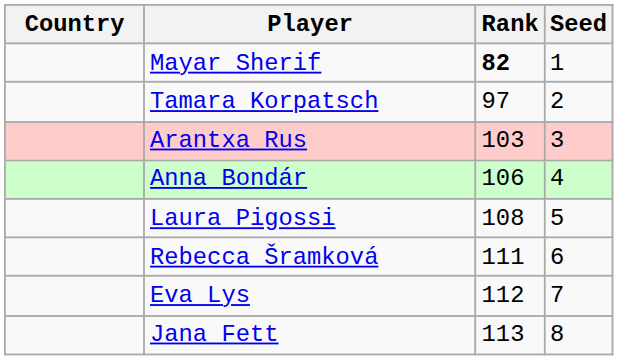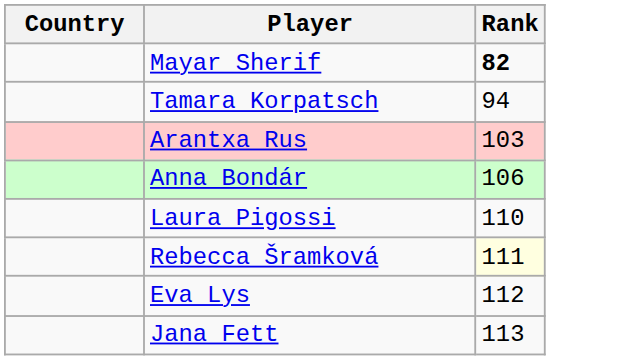- column: (579, 24)
(496, 102) 97 -> (496, 102) 94
(503, 218) 108 -> (503, 218) 110
(503, 257) no background -> (503, 257) lightyellow background
